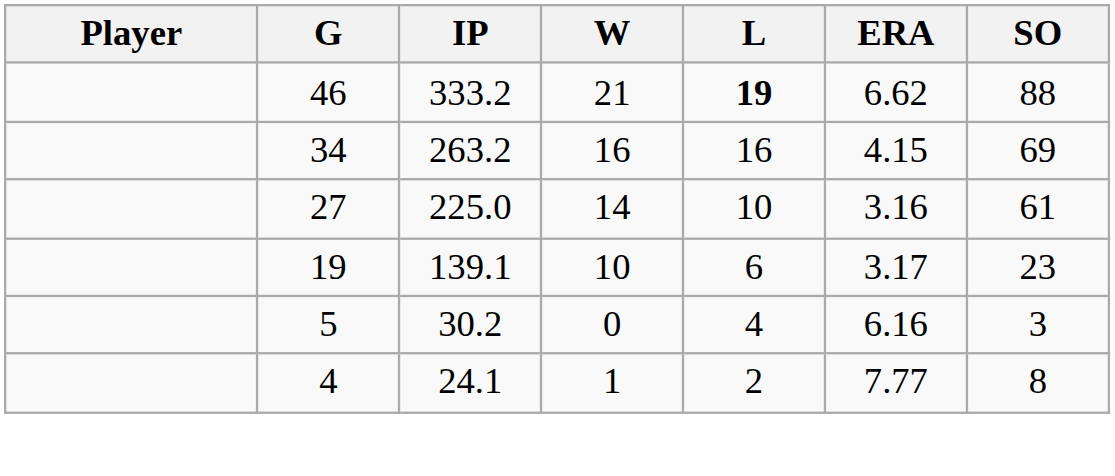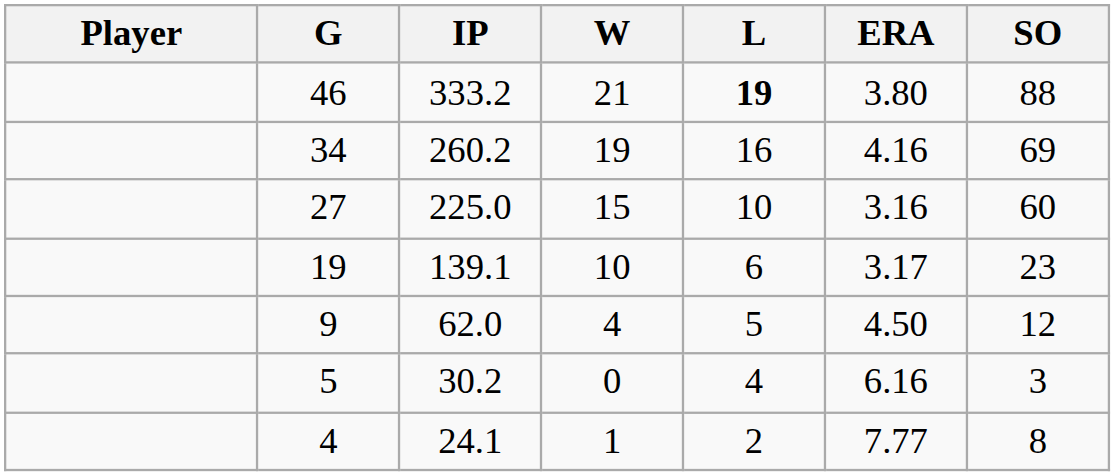(896, 91) 6.62 -> (896, 91) 3.80
(470, 149) 263.2 -> (470, 149) 260.2
(612, 149) 16 -> (612, 149) 19
(896, 149) 4.15 -> (896, 149) 4.16
(612, 207) 14 -> (612, 207) 15
(1038, 207) 61 -> (1038, 207) 60
+ row: (328, 324)
